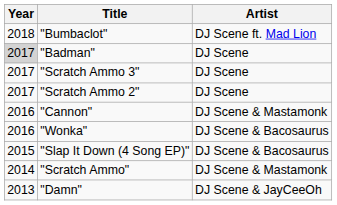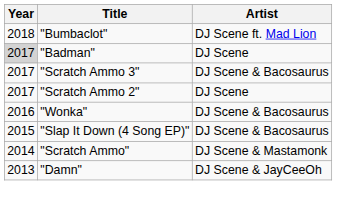(222, 72) DJ Scene -> (262, 72) DJ Scene & Bacosaurus
- row: (66, 111)
